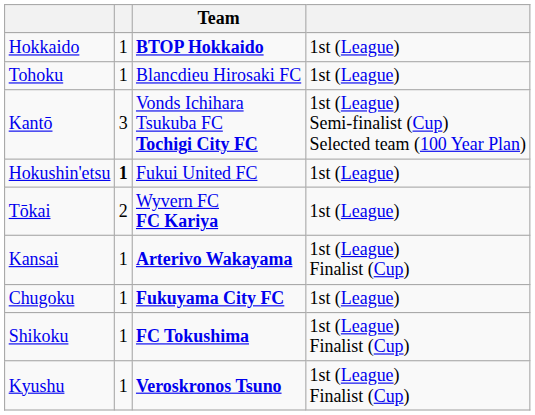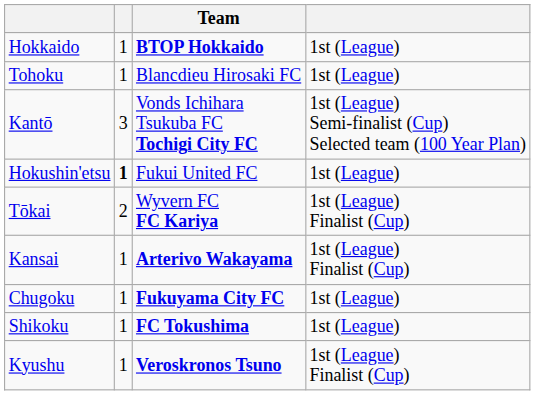(355, 211) 1st (League) -> (360, 211) 1st (League) Finalist (Cup)
(360, 336) 1st (League) Finalist (Cup) -> (355, 326) 1st (League)
